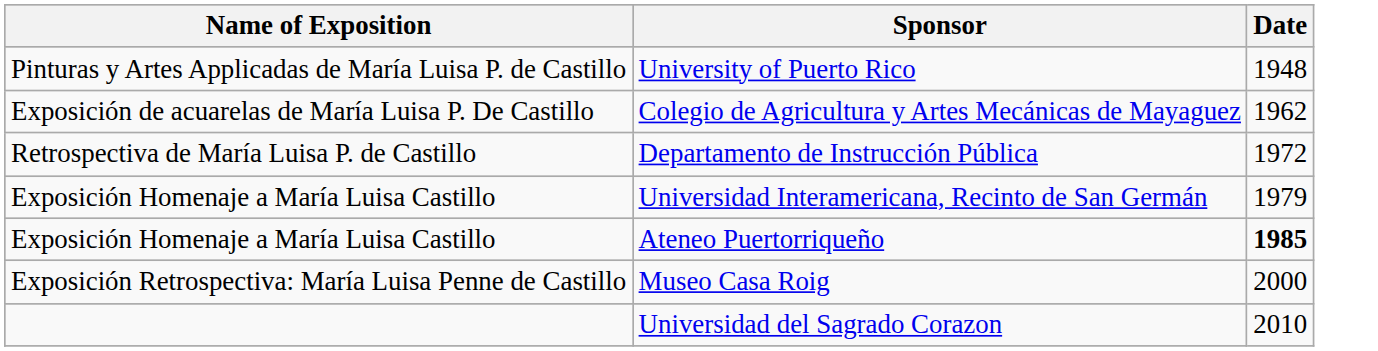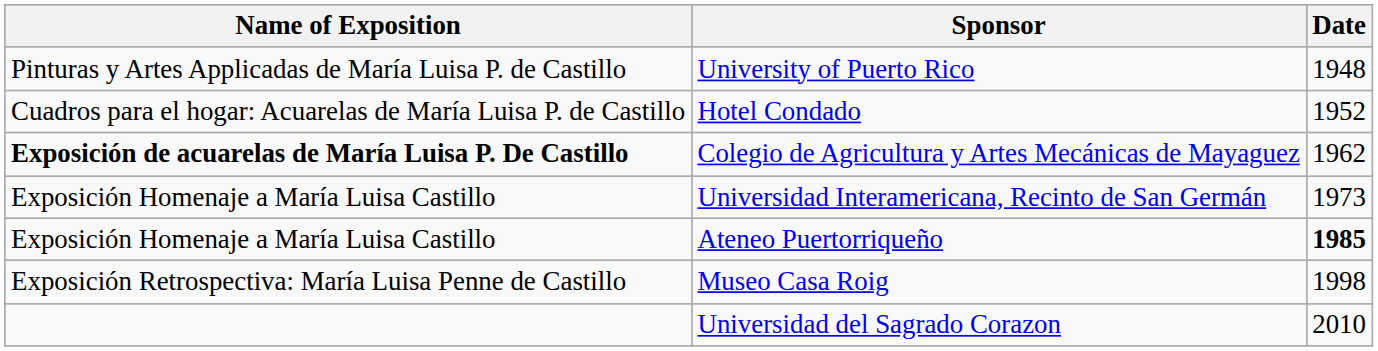+ row: (779, 111)
(303, 111) normal -> (320, 153) bold
- row: (838, 153)
(1280, 196) 1979 -> (1339, 196) 1973
(1280, 281) 2000 -> (1339, 281) 1998
